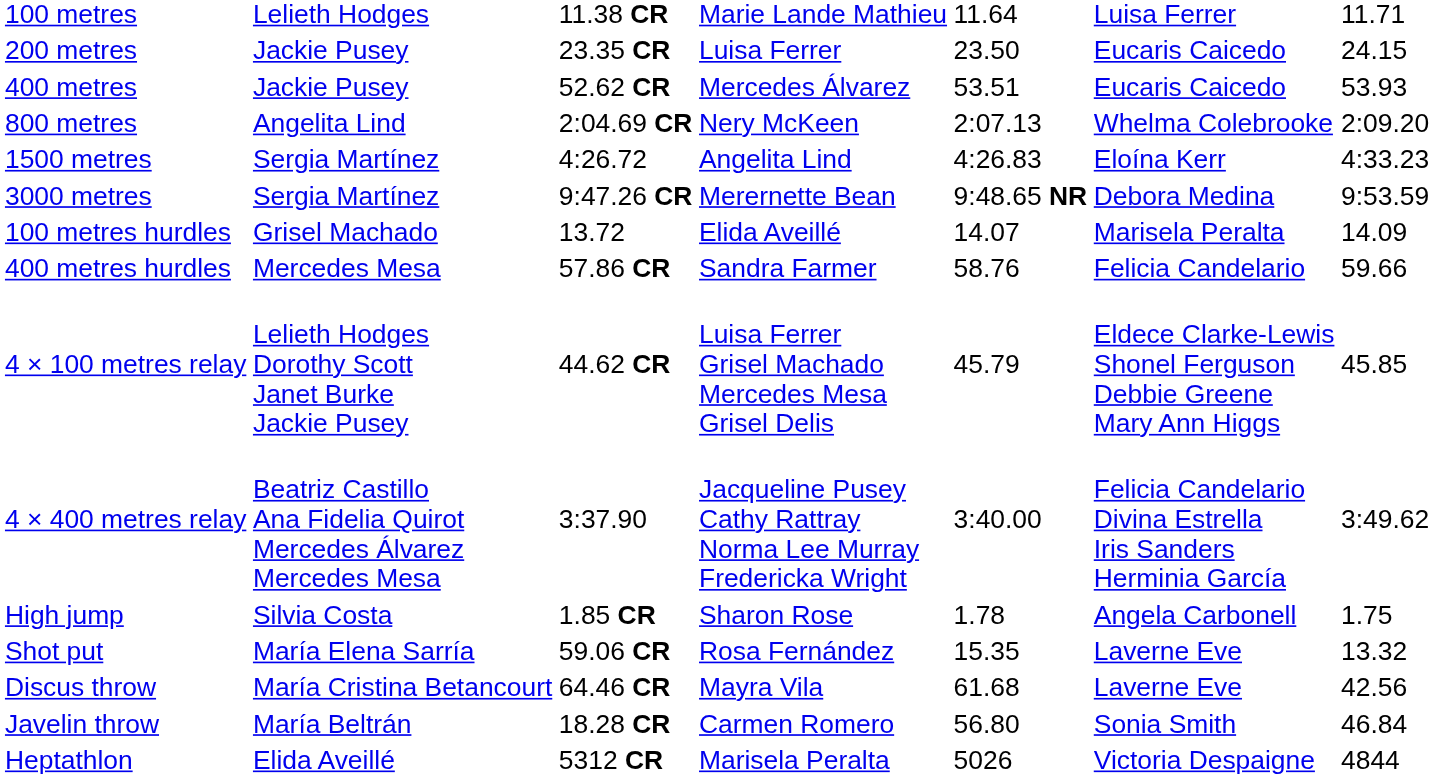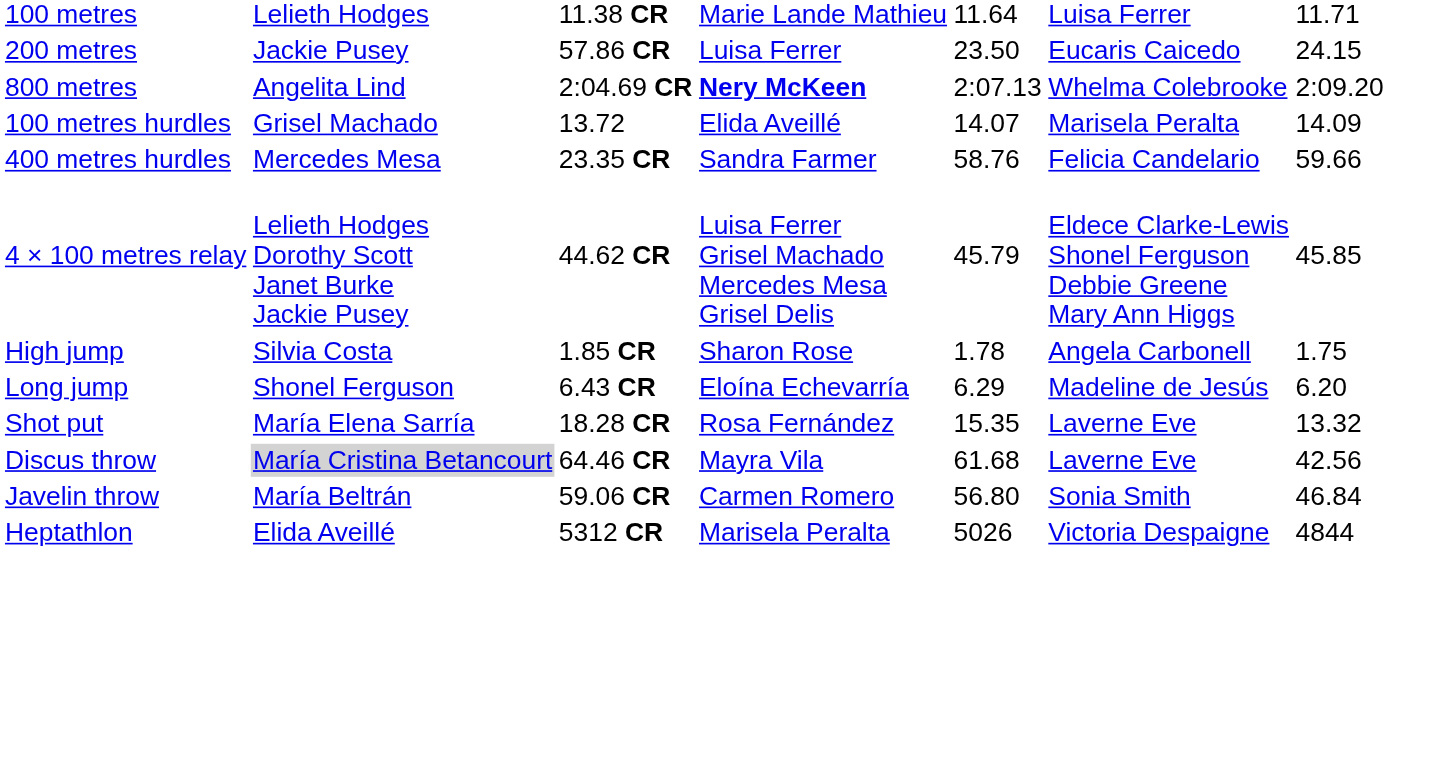(615, 50) 23.35 CR -> (615, 50) 57.86 CR
- row: (71, 87)
(779, 123) normal -> (783, 87) bold
- row: (78, 159)
- row: (78, 195)
(615, 268) 57.86 CR -> (615, 159) 23.35 CR
- row: (126, 519)
+ row: (67, 387)
(615, 651) 59.06 CR -> (615, 423) 18.28 CR
(403, 687) no background -> (403, 459) lightgrey background
(615, 723) 18.28 CR -> (615, 496) 59.06 CR
